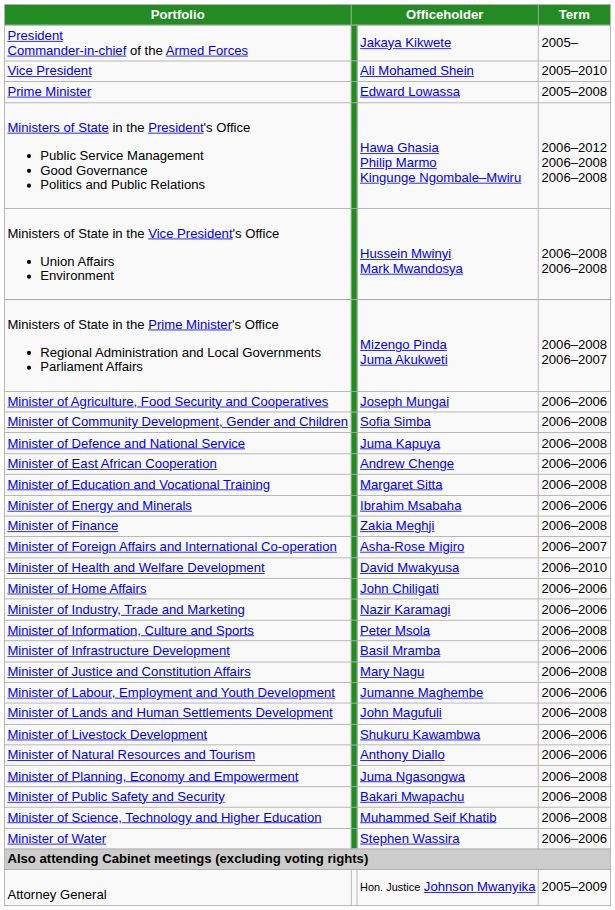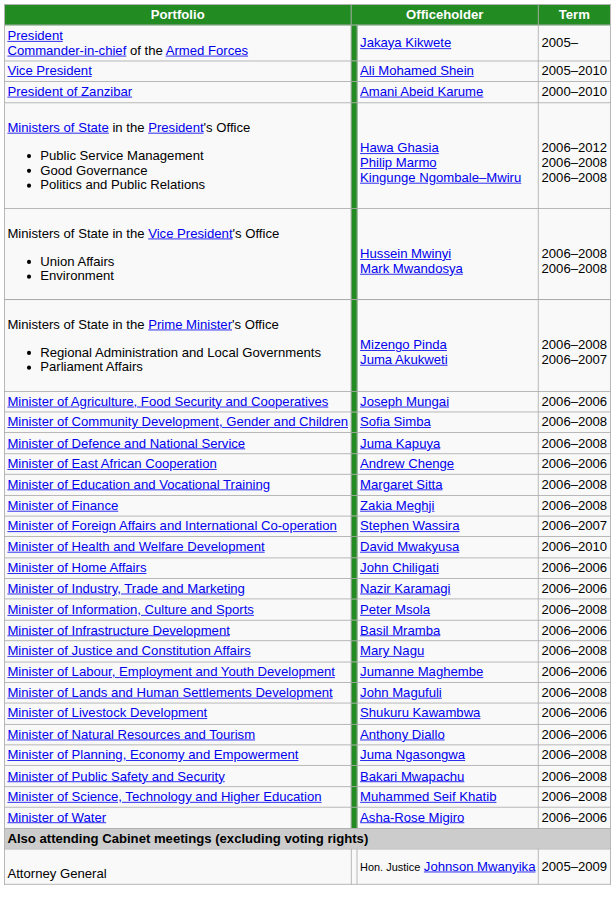- row: (49, 92)
+ row: (70, 92)
- row: (100, 505)
(412, 547) Asha-Rose Migiro -> (410, 526) Stephen Wassira
(410, 838) Stephen Wassira -> (412, 817) Asha-Rose Migiro
